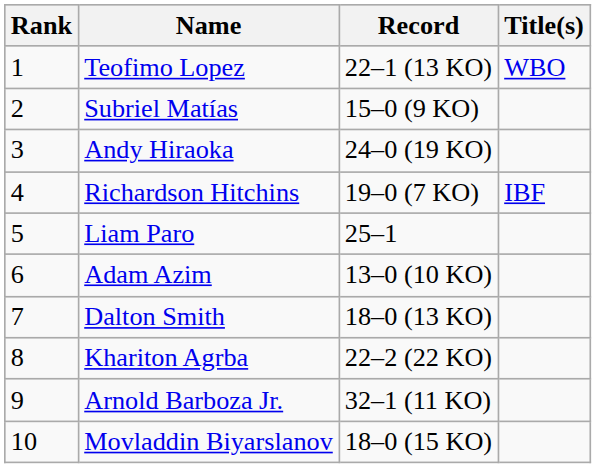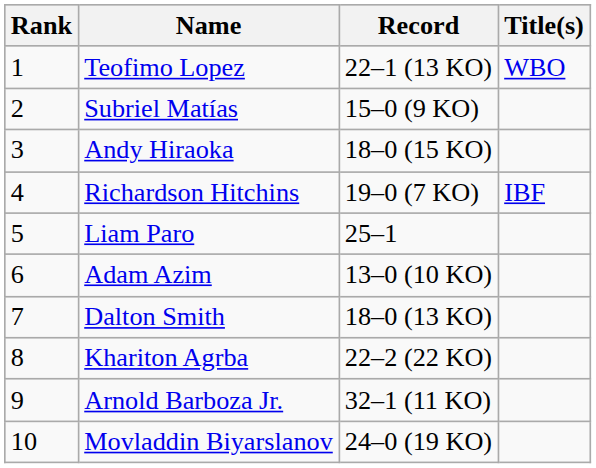(418, 150) 24–0 (19 KO) -> (418, 150) 18–0 (15 KO)
(418, 441) 18–0 (15 KO) -> (418, 441) 24–0 (19 KO)
